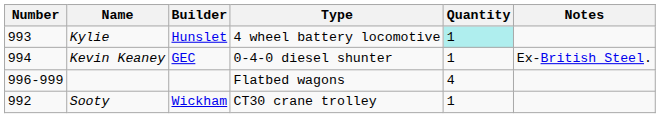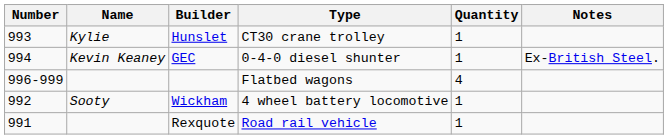(337, 37) 4 wheel battery locomotive -> (313, 37) CT30 crane trolley
(451, 37) paleturquoise background -> (459, 37) no background
(305, 102) CT30 crane trolley -> (345, 102) 4 wheel battery locomotive
+ row: (203, 123)
